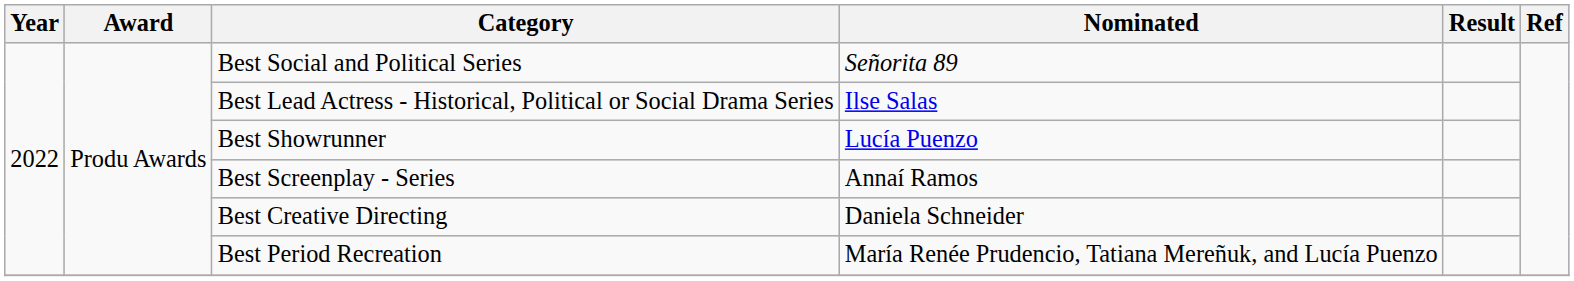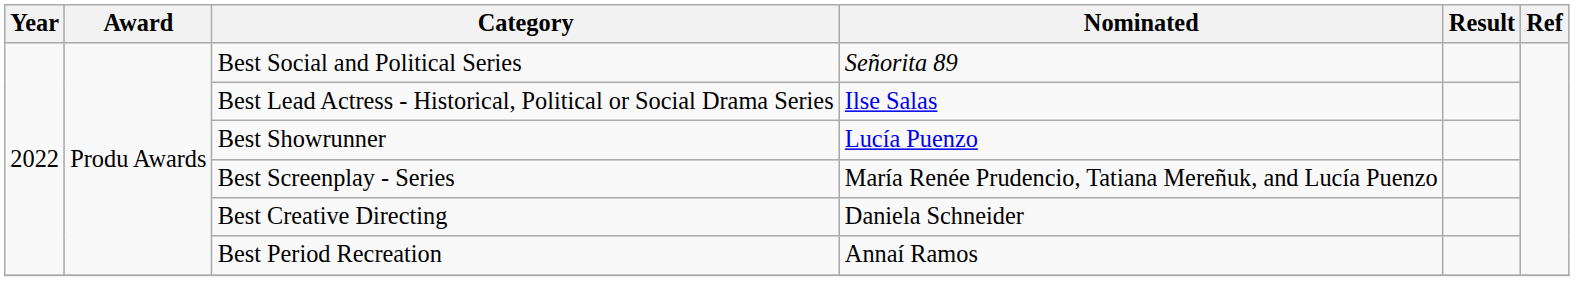(911, 178) Annaí Ramos -> (1141, 178) María Renée Prudencio, Tatiana Mereñuk, and Lucía Puenzo
(1141, 255) María Renée Prudencio, Tatiana Mereñuk, and Lucía Puenzo -> (911, 255) Annaí Ramos
